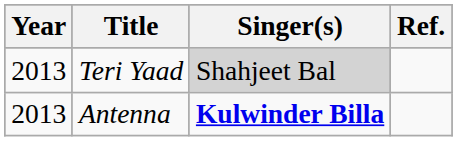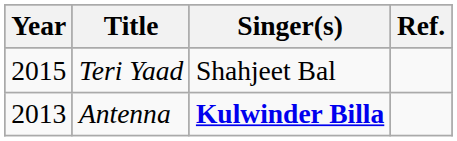(39, 69) 2013 -> (39, 69) 2015
(266, 69) lightgrey background -> (266, 69) no background
